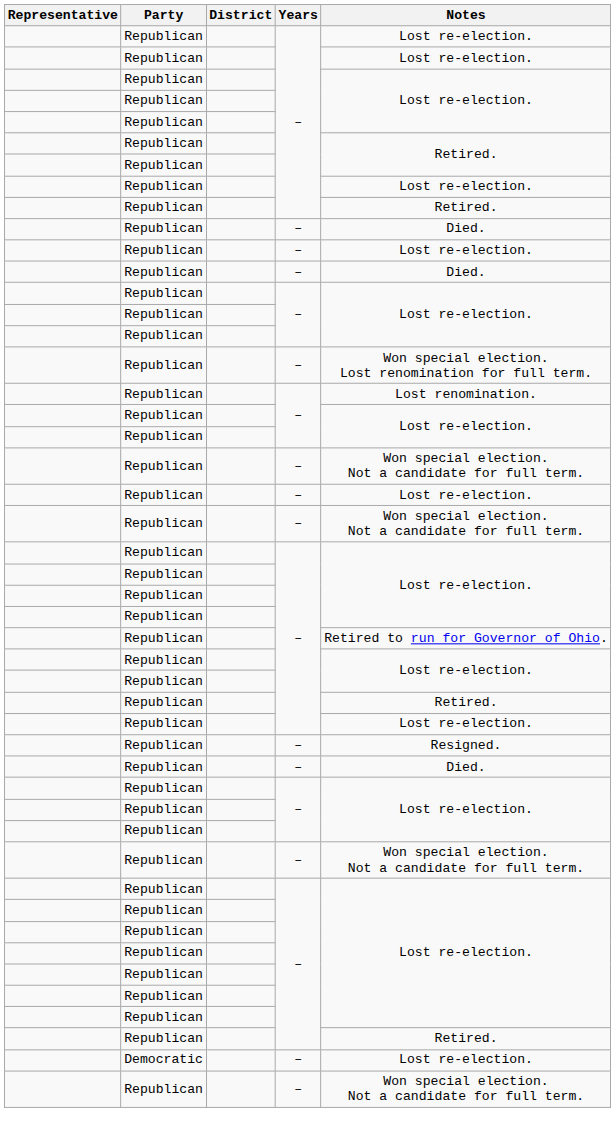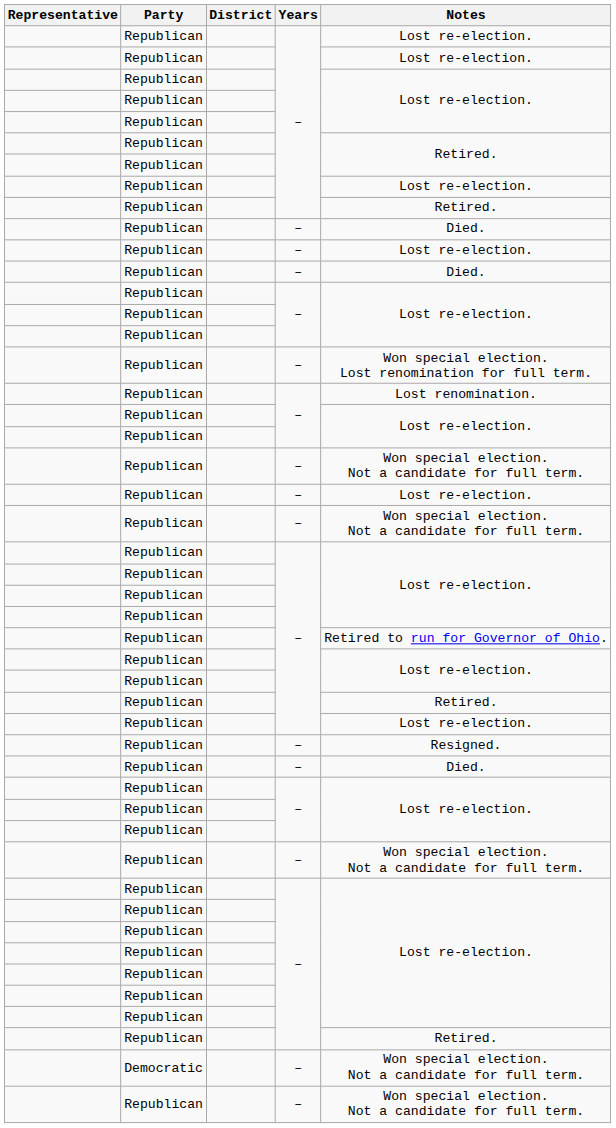(466, 1060) Lost re-election. -> (466, 1068) Won special election. Not a candidate for full term.
